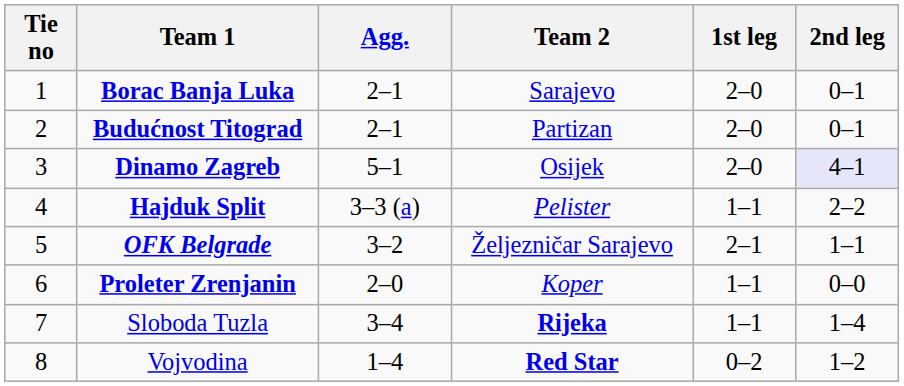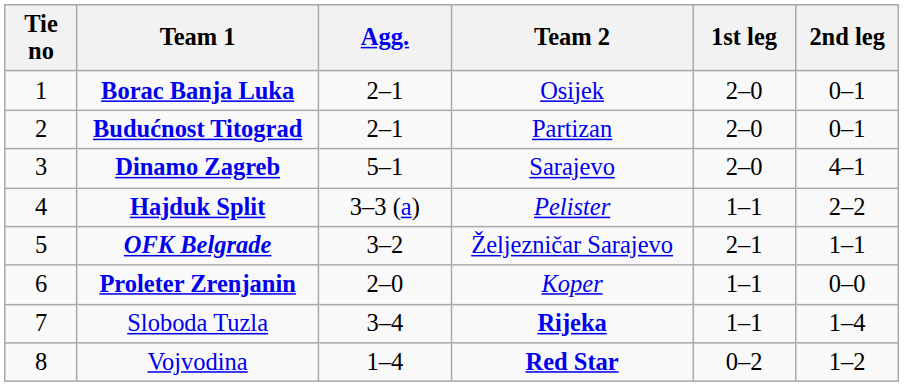(572, 90) Sarajevo -> (572, 90) Osijek
(572, 167) Osijek -> (572, 167) Sarajevo
(847, 167) lavender background -> (847, 167) no background
